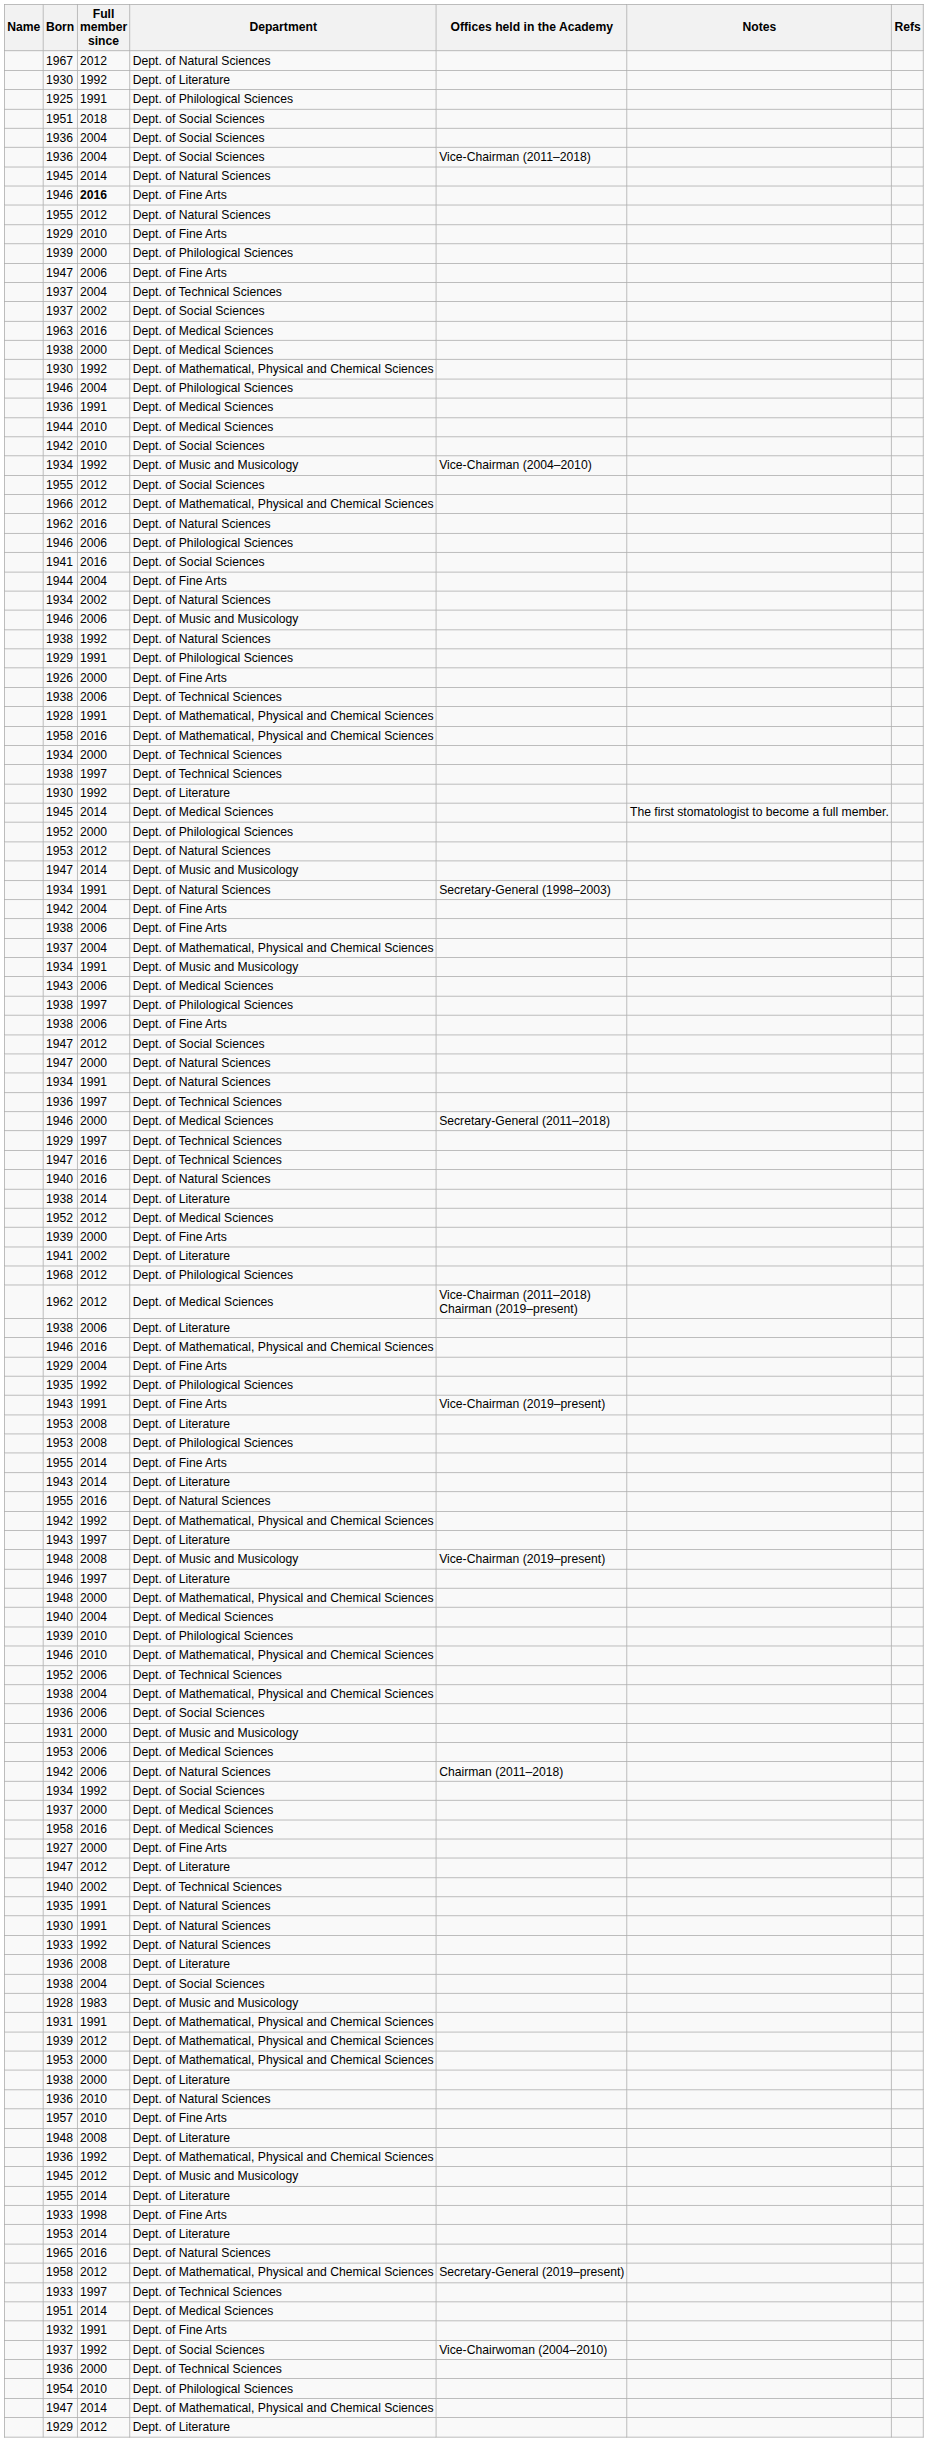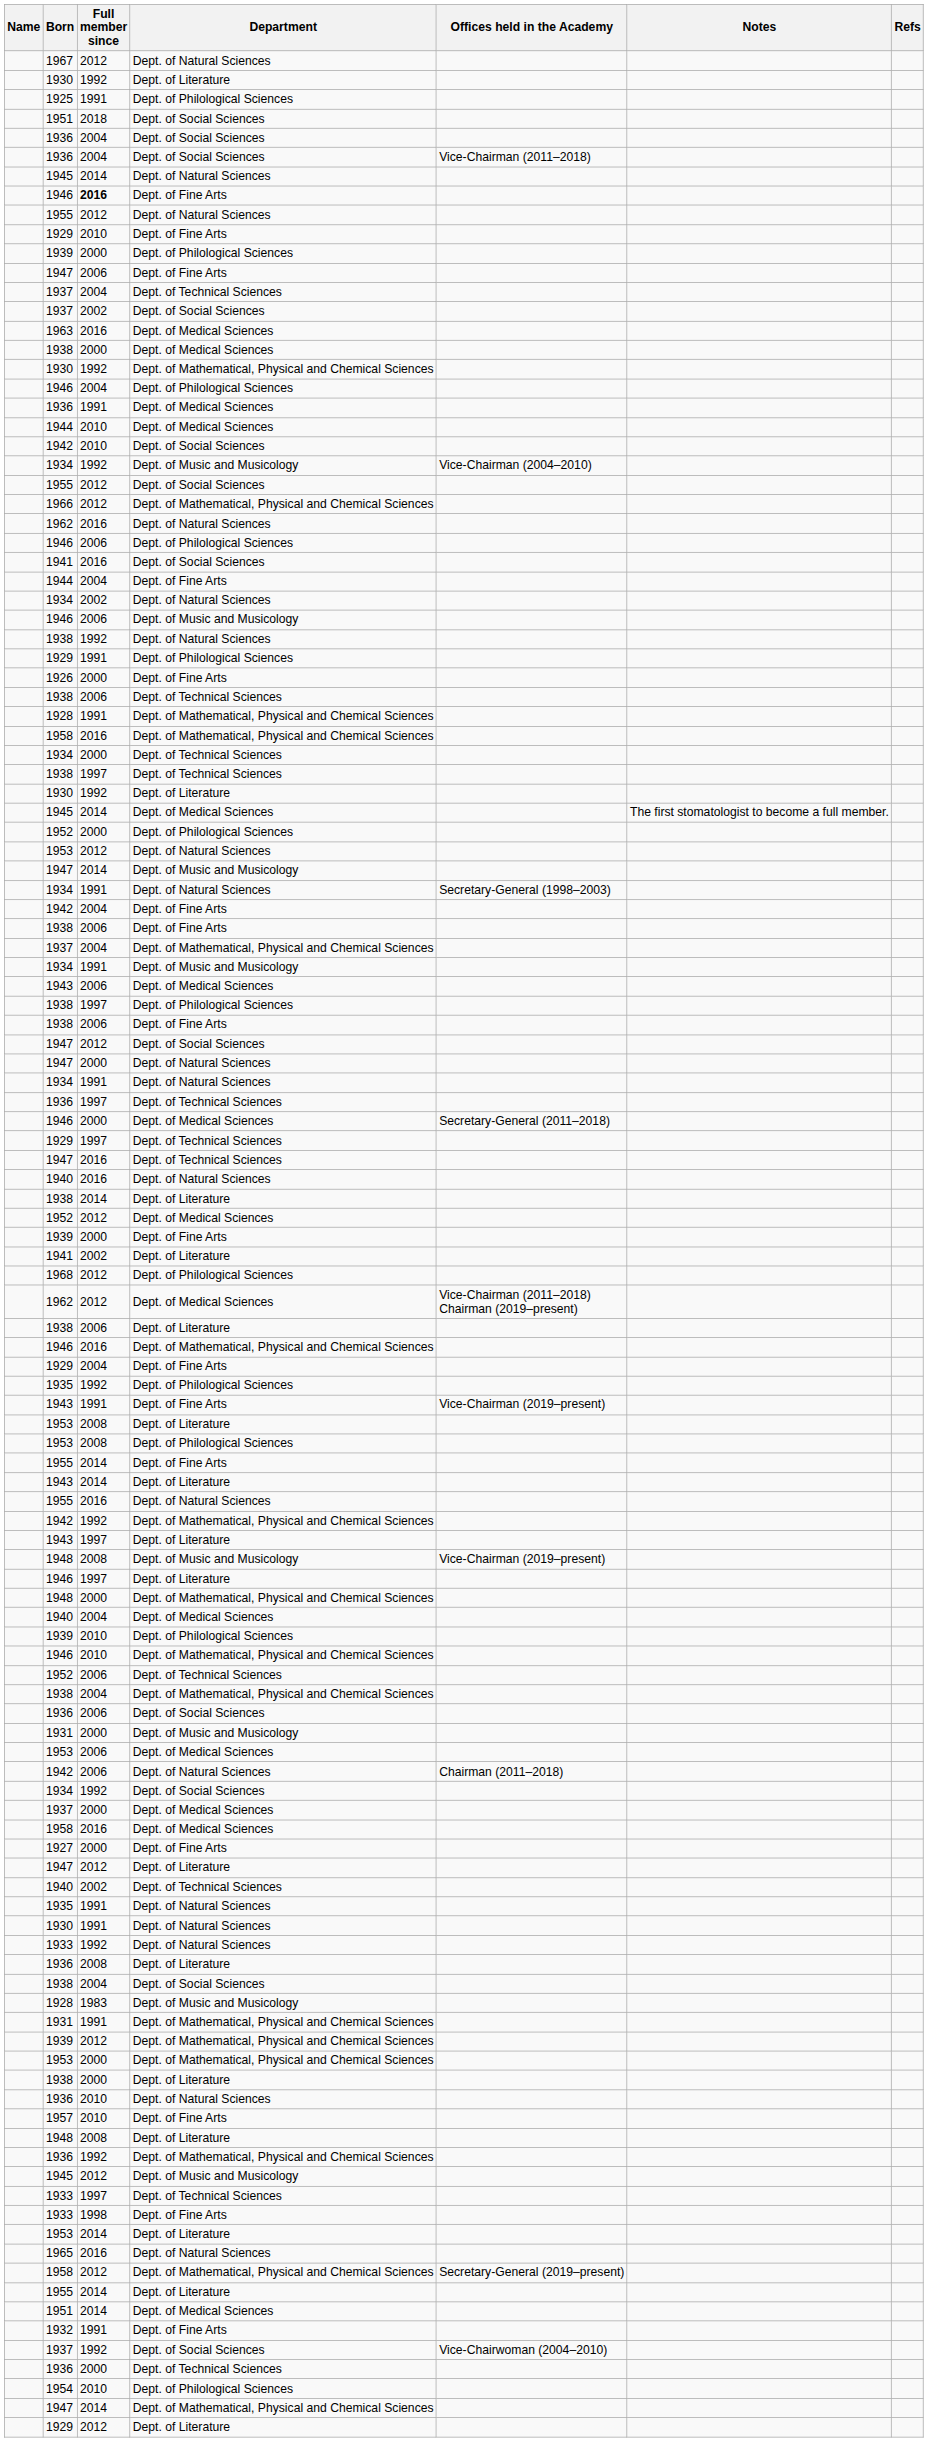rows swapped: (59, 2292) <-> (59, 2195)
